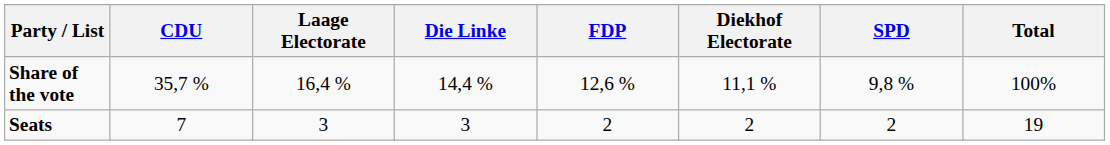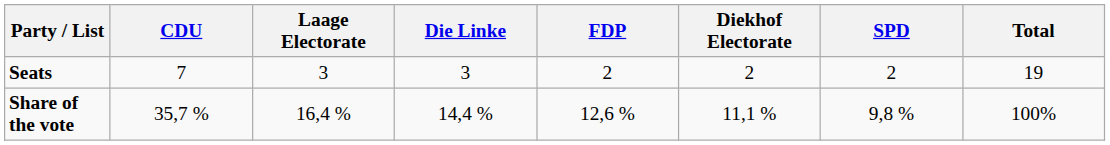rows swapped: (31, 124) <-> (44, 83)
